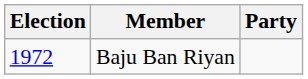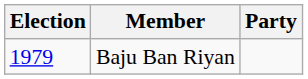(31, 56) 1972 -> (31, 56) 1979
